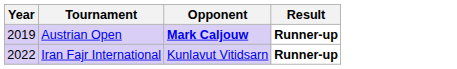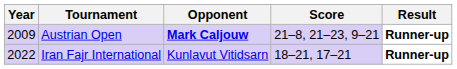+ column: (327, 15)
(21, 35) 2019 -> (21, 35) 2009
